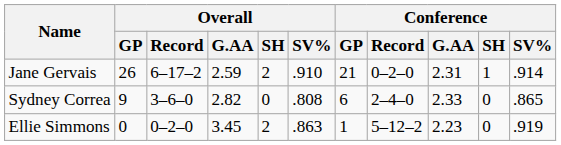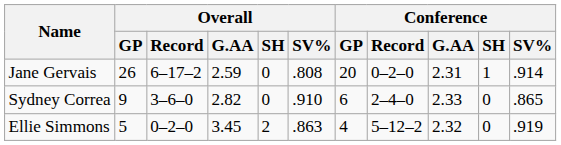(266, 72) 2 -> (266, 72) 0
(307, 72) .910 -> (307, 72) .808
(348, 72) 21 -> (348, 72) 20
(307, 99) .808 -> (307, 99) .910
(123, 126) 0 -> (123, 126) 5
(344, 126) 1 -> (344, 126) 4
(447, 126) 2.23 -> (447, 126) 2.32
